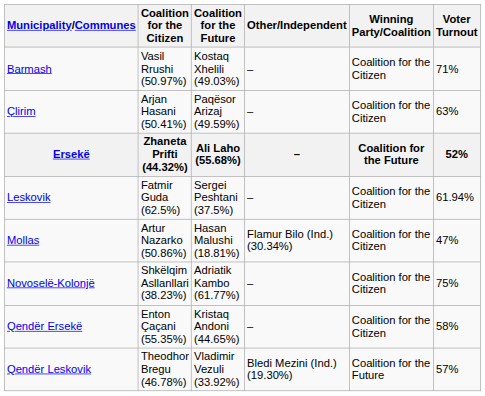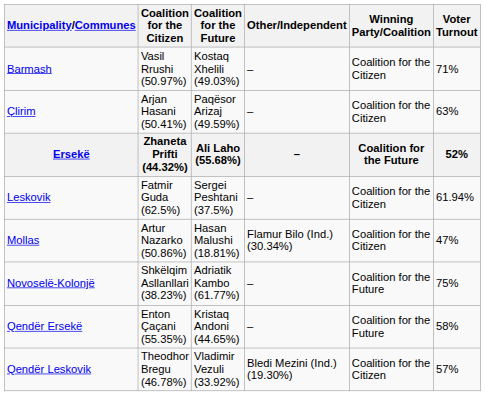(391, 283) Coalition for the Citizen -> (391, 283) Coalition for the Future
(391, 326) Coalition for the Citizen -> (391, 326) Coalition for the Future
(391, 369) Coalition for the Future -> (391, 369) Coalition for the Citizen
